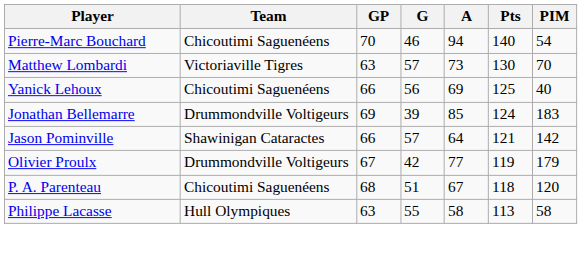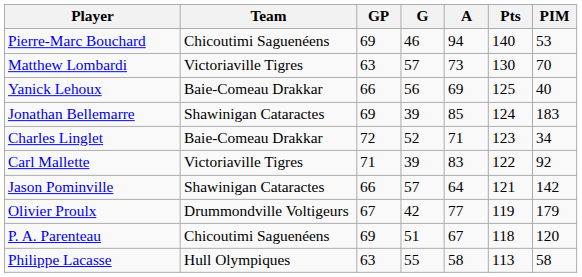(368, 41) 70 -> (368, 41) 69
(544, 41) 54 -> (544, 41) 53
(257, 89) Chicoutimi Saguenéens -> (253, 89) Baie-Comeau Drakkar
(266, 114) Drummondville Voltigeurs -> (254, 114) Shawinigan Cataractes
+ row: (56, 138)
+ row: (49, 162)
(368, 187) 68 -> (368, 235) 69
